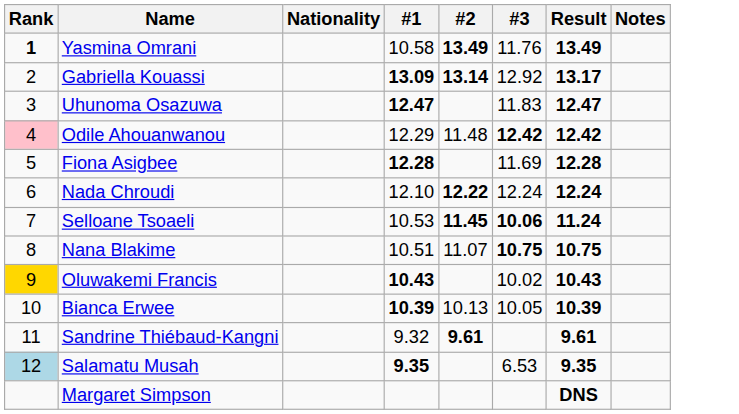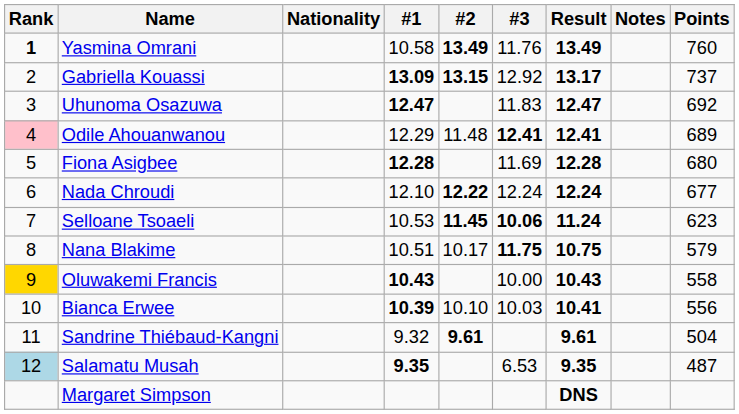+ column: (702, 18)
(465, 76) 13.14 -> (465, 76) 13.15
(519, 134) 12.42 -> (519, 134) 12.41
(579, 134) 12.42 -> (579, 134) 12.41
(465, 250) 11.07 -> (465, 250) 10.17
(519, 250) 10.75 -> (519, 250) 11.75
(519, 279) 10.02 -> (519, 279) 10.00
(465, 308) 10.13 -> (465, 308) 10.10
(519, 308) 10.05 -> (519, 308) 10.03
(579, 308) 10.39 -> (579, 308) 10.41
